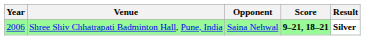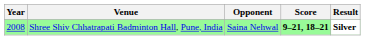(16, 27) 2006 -> (16, 27) 2008
